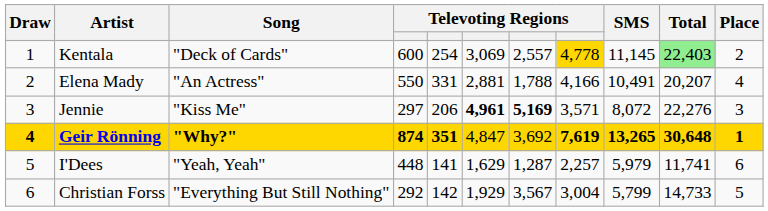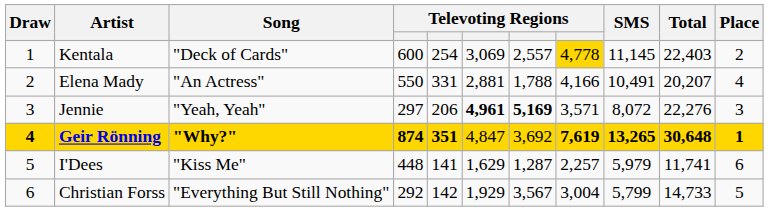(688, 54) lightgreen background -> (688, 54) no background
(210, 109) "Kiss Me" -> (219, 109) "Yeah, Yeah"
(219, 164) "Yeah, Yeah" -> (210, 164) "Kiss Me"
